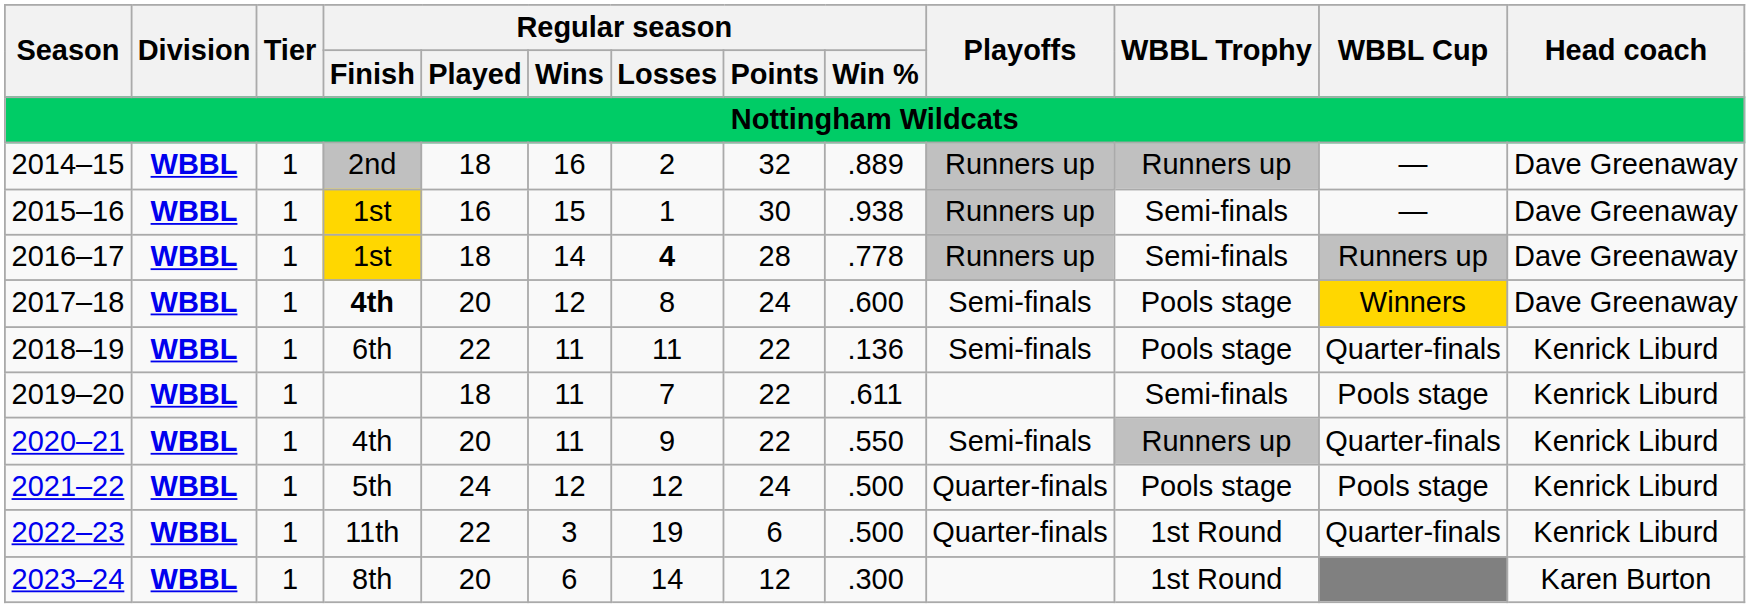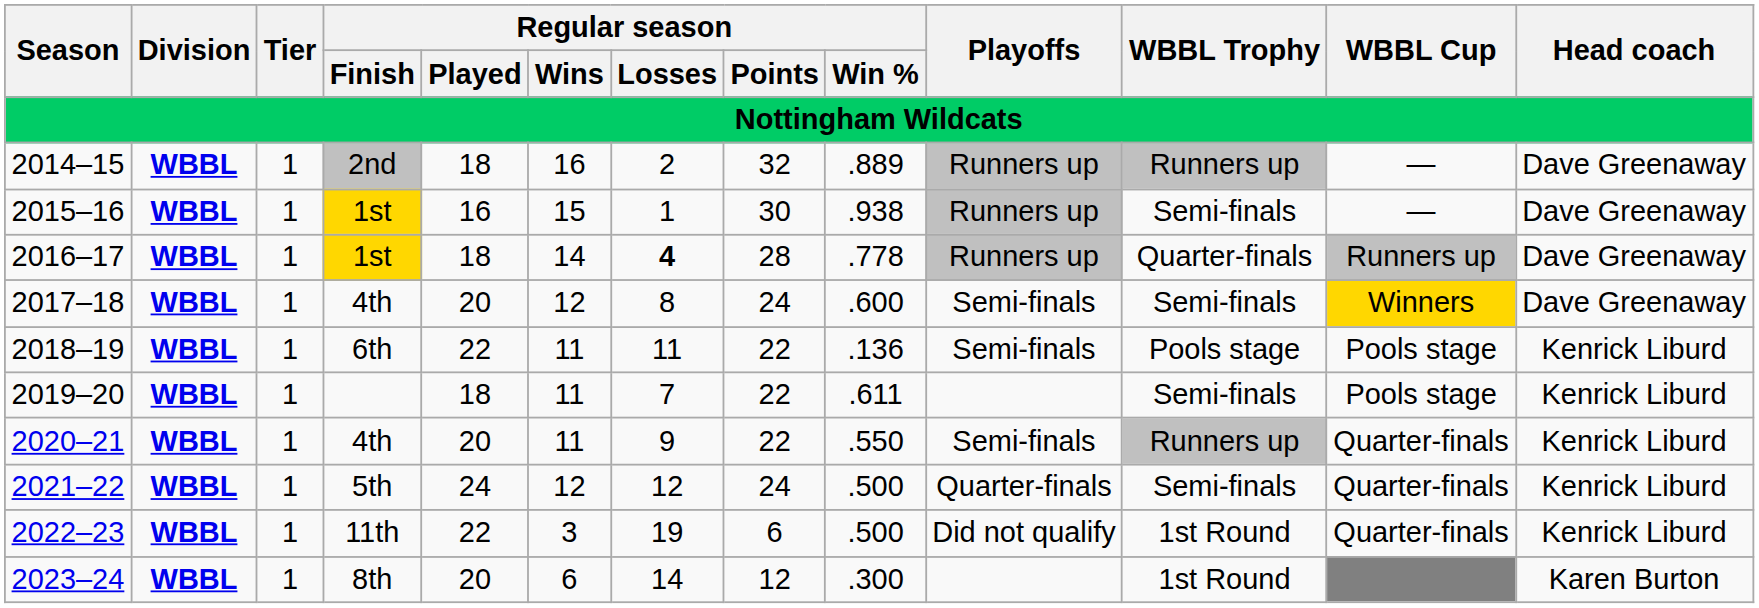(1216, 257) Semi-finals -> (1225, 257) Quarter-finals
(372, 303) bold -> (372, 303) normal
(1216, 303) Pools stage -> (1225, 303) Semi-finals
(1413, 348) Quarter-finals -> (1421, 348) Pools stage
(1216, 486) Pools stage -> (1225, 486) Semi-finals
(1413, 486) Pools stage -> (1421, 486) Quarter-finals
(1020, 532) Quarter-finals -> (1024, 532) Did not qualify
